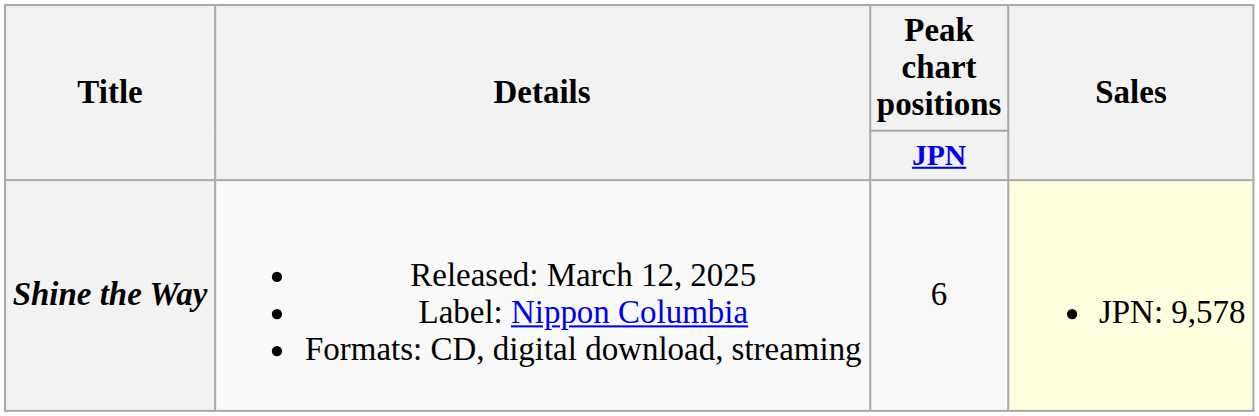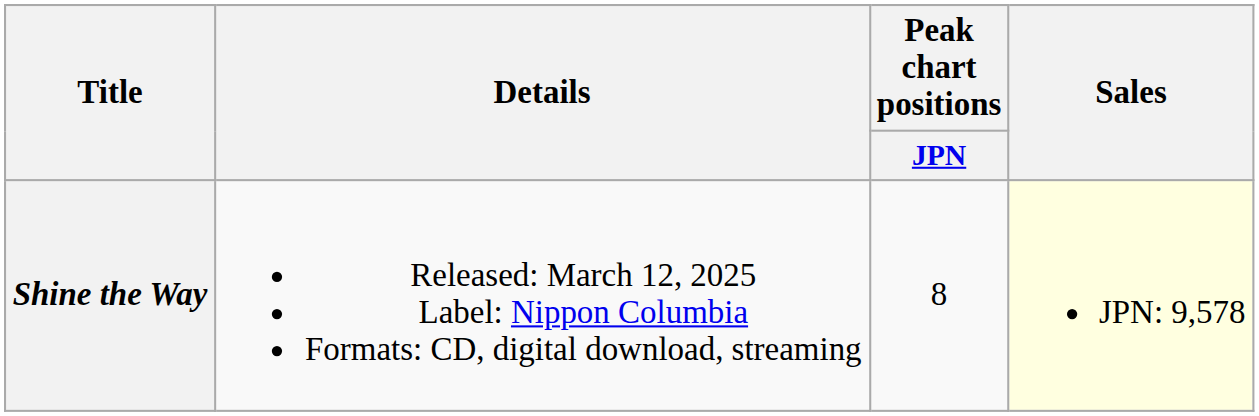(939, 294) 6 -> (939, 294) 8
